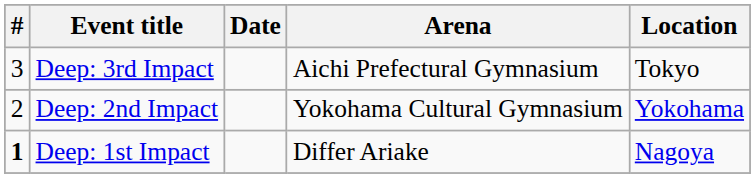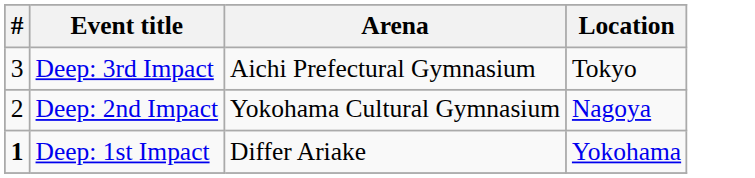- column: (255, 25)
(689, 109) Yokohama -> (612, 109) Nagoya
(674, 152) Nagoya -> (627, 152) Yokohama
